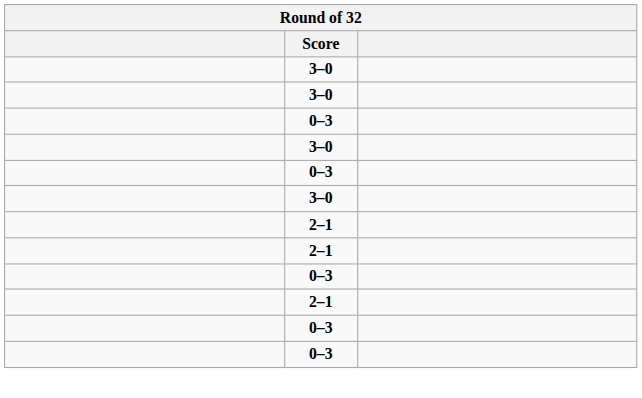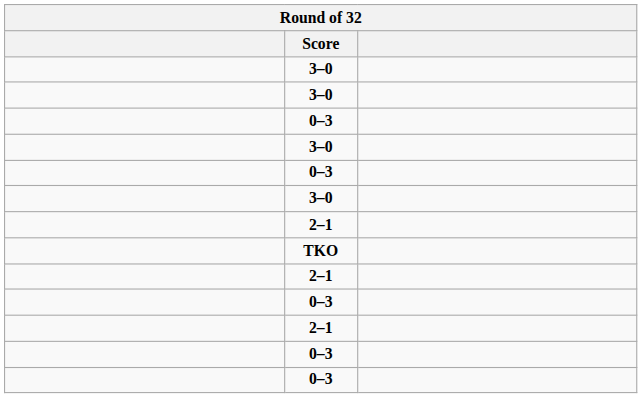+ row: (144, 251)
